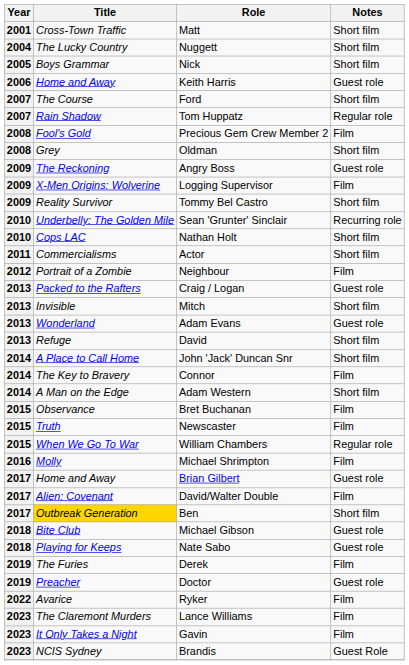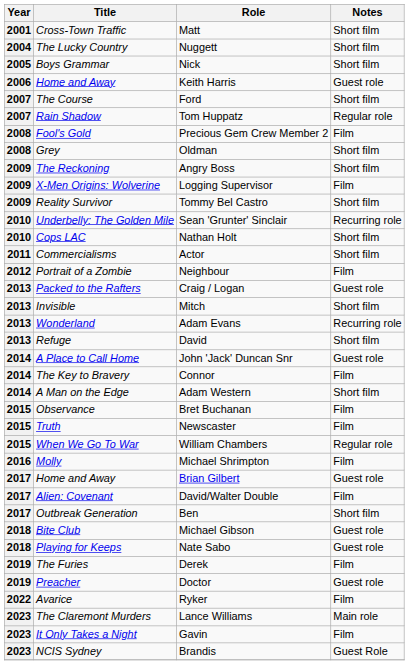(358, 168) Guest role -> (356, 168) Short film
(358, 323) Guest role -> (367, 323) Recurring role
(356, 358) Short film -> (358, 358) Guest role
(87, 513) gold background -> (87, 513) no background
(344, 617) Film -> (356, 617) Main role
